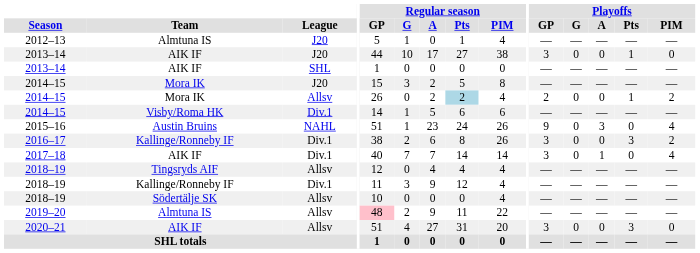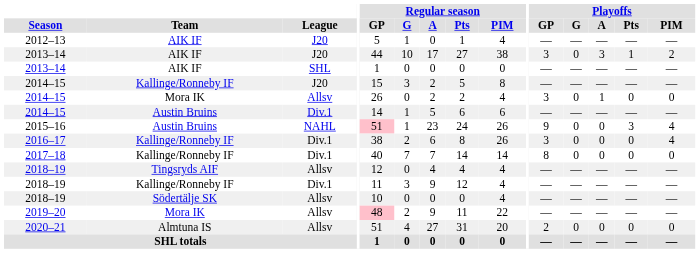(185, 40) Almtuna IS -> (185, 40) AIK IF
(602, 54) 0 -> (602, 54) 3
(672, 54) 0 -> (672, 54) 2
(185, 83) Mora IK -> (185, 83) Kallinge/Ronneby IF
(462, 97) lightblue background -> (462, 97) no background
(546, 97) 2 -> (546, 97) 3
(602, 97) 0 -> (602, 97) 1
(631, 97) 1 -> (631, 97) 0
(672, 97) 2 -> (672, 97) 0
(185, 112) Visby/Roma HK -> (185, 112) Austin Bruins
(377, 126) no background -> (377, 126) pink background
(602, 126) 3 -> (602, 126) 0
(631, 126) 0 -> (631, 126) 3
(631, 140) 3 -> (631, 140) 0
(672, 140) 2 -> (672, 140) 4
(185, 155) AIK IF -> (185, 155) Kallinge/Ronneby IF
(546, 155) 3 -> (546, 155) 8
(602, 155) 1 -> (602, 155) 0
(672, 155) 4 -> (672, 155) 0
(185, 212) Almtuna IS -> (185, 212) Mora IK
(185, 227) AIK IF -> (185, 227) Almtuna IS
(546, 227) 3 -> (546, 227) 2
(631, 227) 3 -> (631, 227) 0
